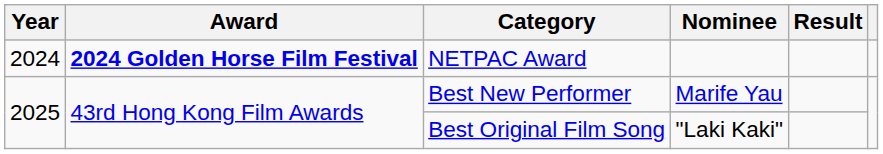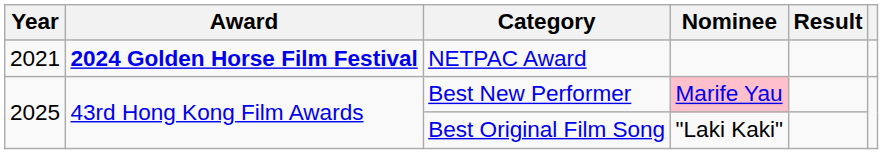(35, 58) 2024 -> (35, 58) 2021
(729, 93) no background -> (729, 93) pink background
